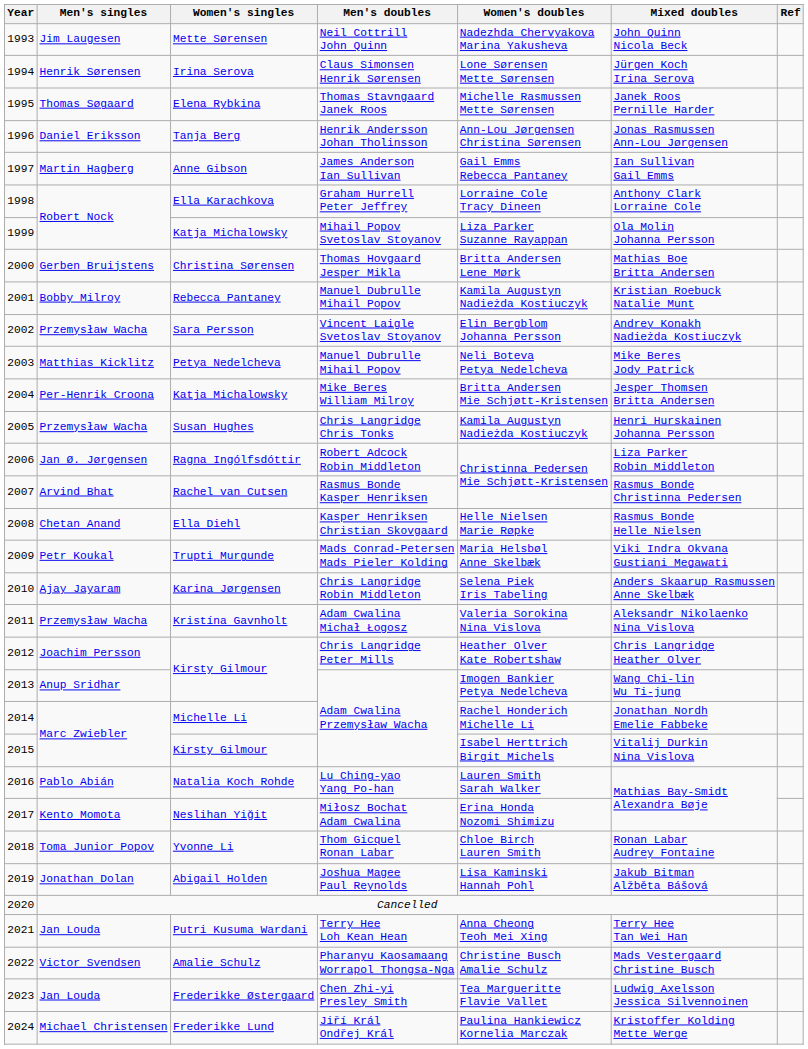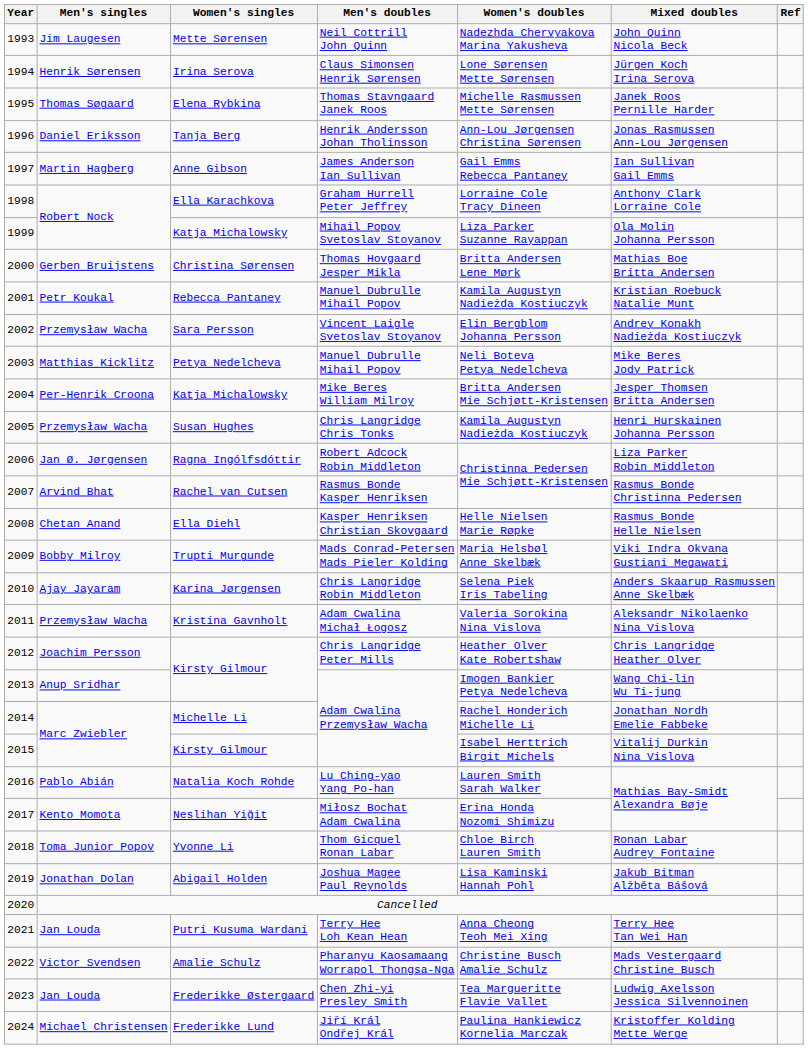(80, 298) Bobby Milroy -> (77, 298) Petr Koukal
(77, 556) Petr Koukal -> (80, 556) Bobby Milroy
